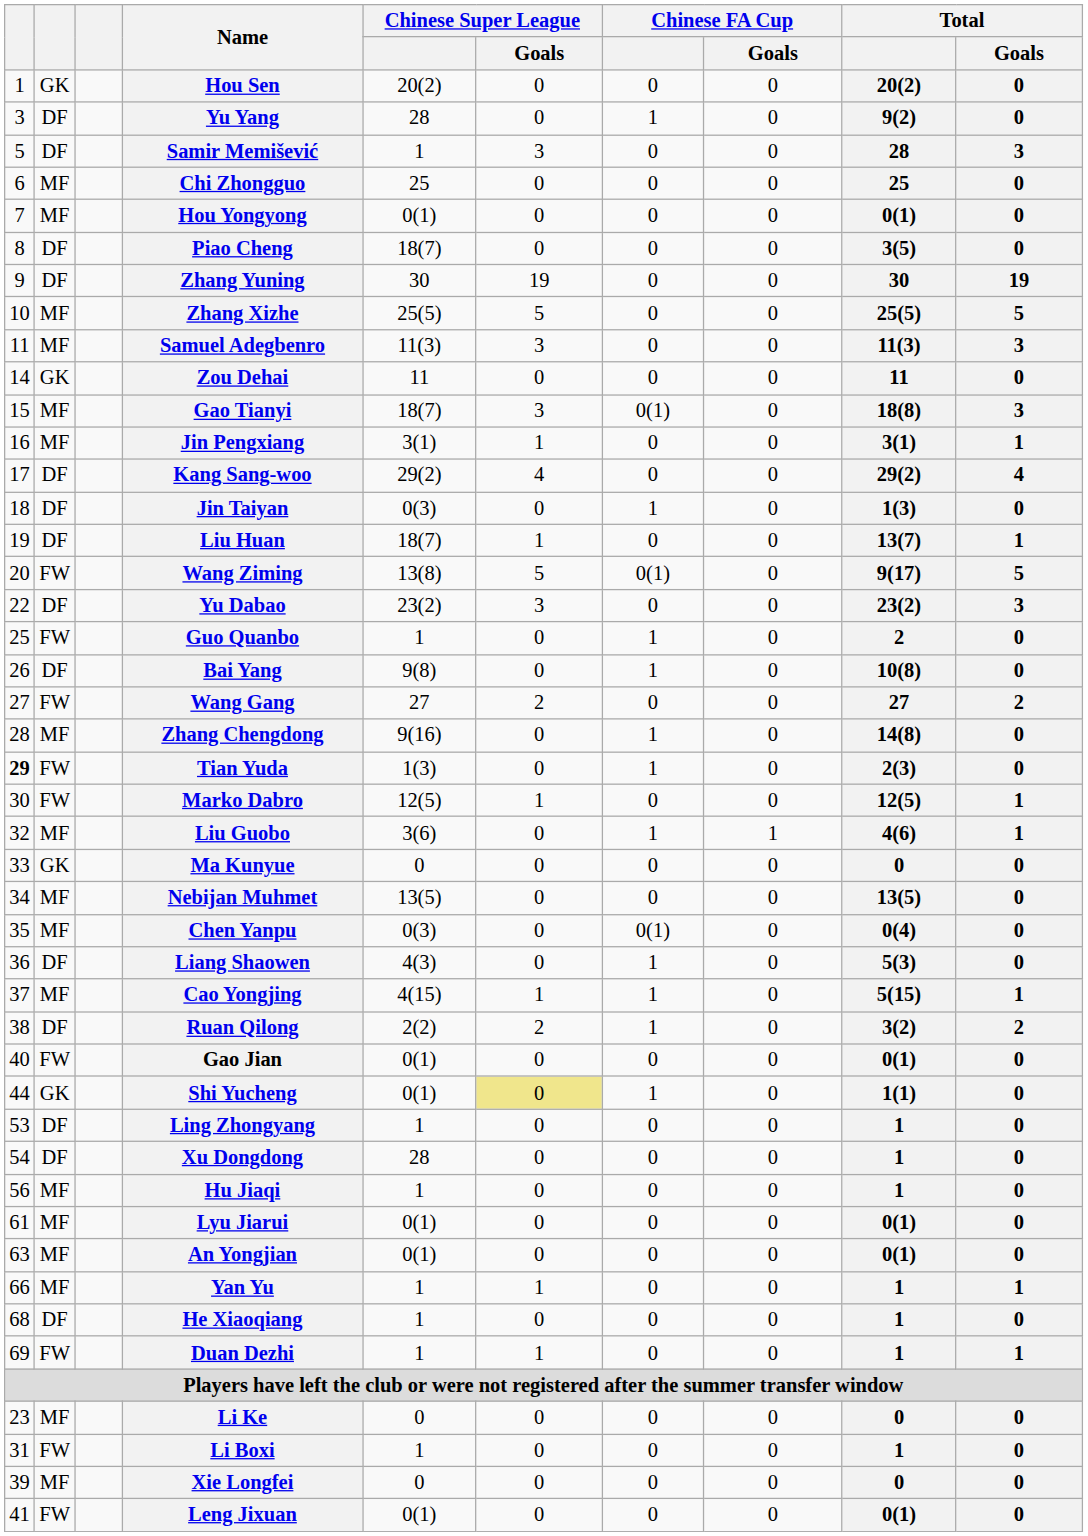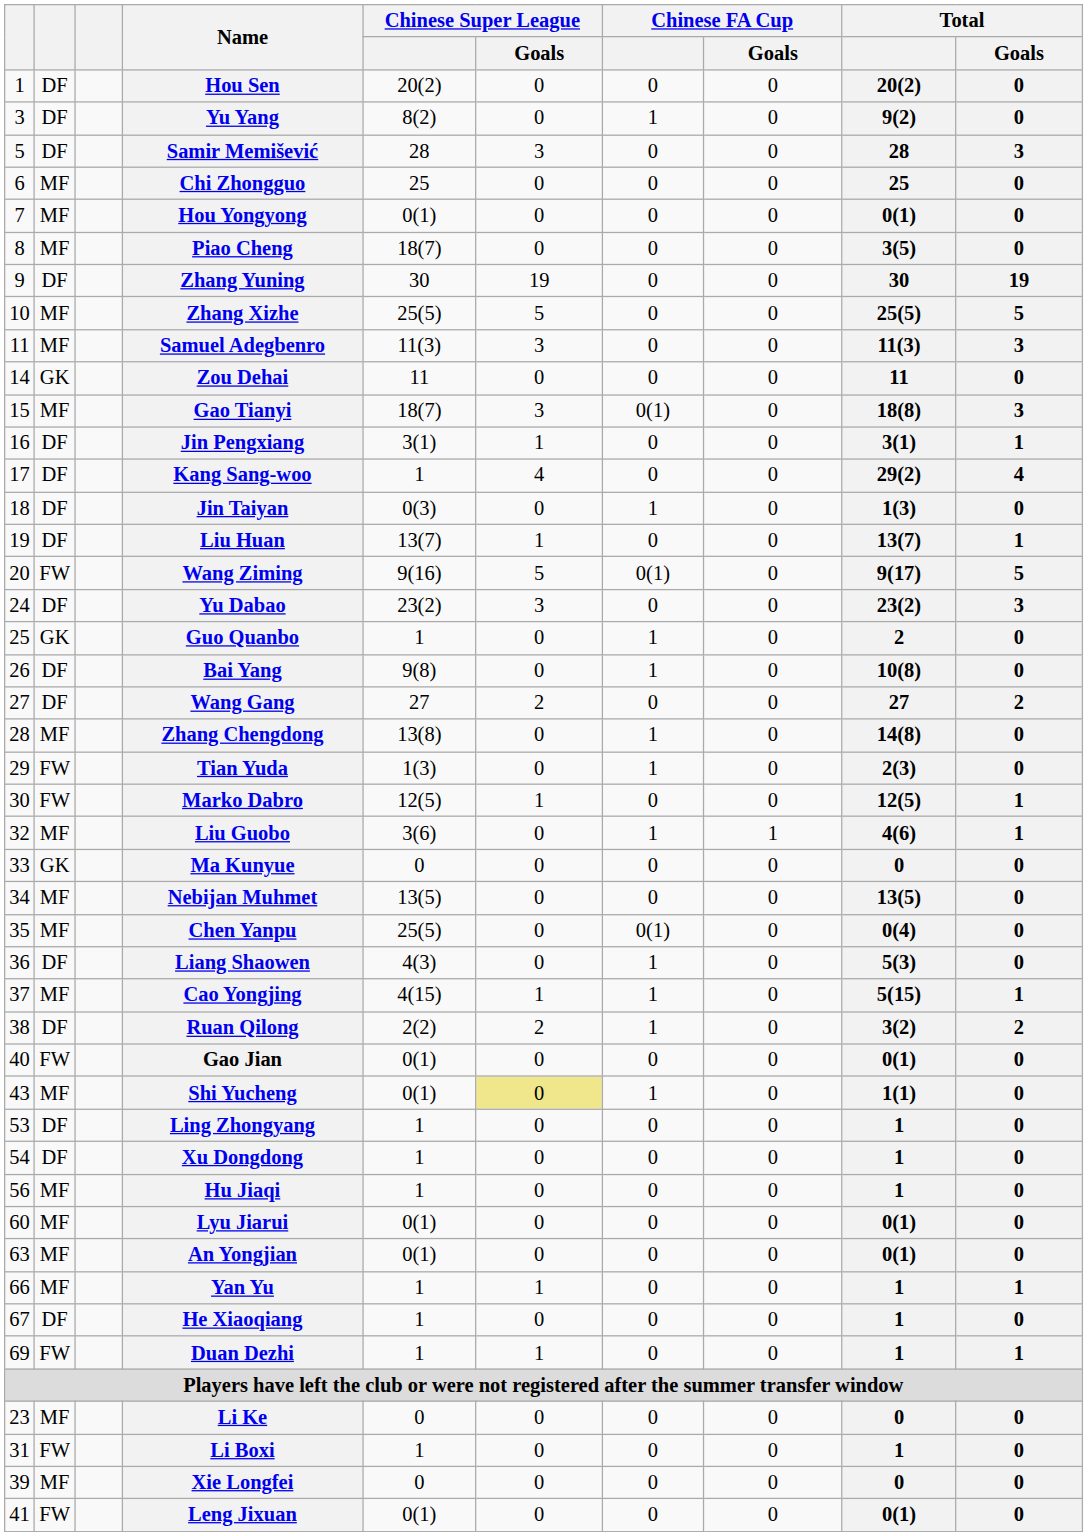(55, 85) GK -> (55, 85) DF
(419, 118) 28 -> (419, 118) 8(2)
(419, 150) 1 -> (419, 150) 28
(55, 248) DF -> (55, 248) MF
(55, 442) MF -> (55, 442) DF
(419, 475) 29(2) -> (419, 475) 1
(419, 540) 18(7) -> (419, 540) 13(7)
(419, 572) 13(8) -> (419, 572) 9(16)
(20, 605) 22 -> (20, 605) 24
(55, 637) FW -> (55, 637) GK
(55, 702) FW -> (55, 702) DF
(419, 735) 9(16) -> (419, 735) 13(8)
(20, 767) bold -> (20, 767) normal
(419, 930) 0(3) -> (419, 930) 25(5)
(20, 1092) 44 -> (20, 1092) 43
(55, 1092) GK -> (55, 1092) MF
(419, 1157) 28 -> (419, 1157) 1
(20, 1222) 61 -> (20, 1222) 60
(20, 1319) 68 -> (20, 1319) 67
